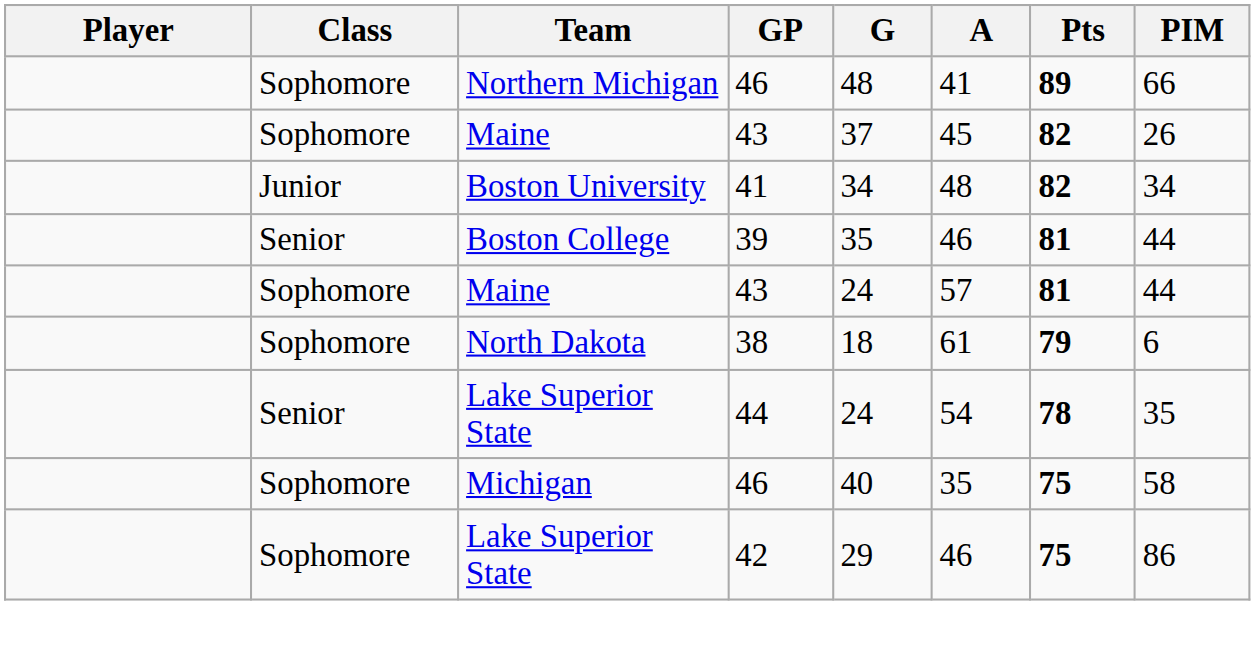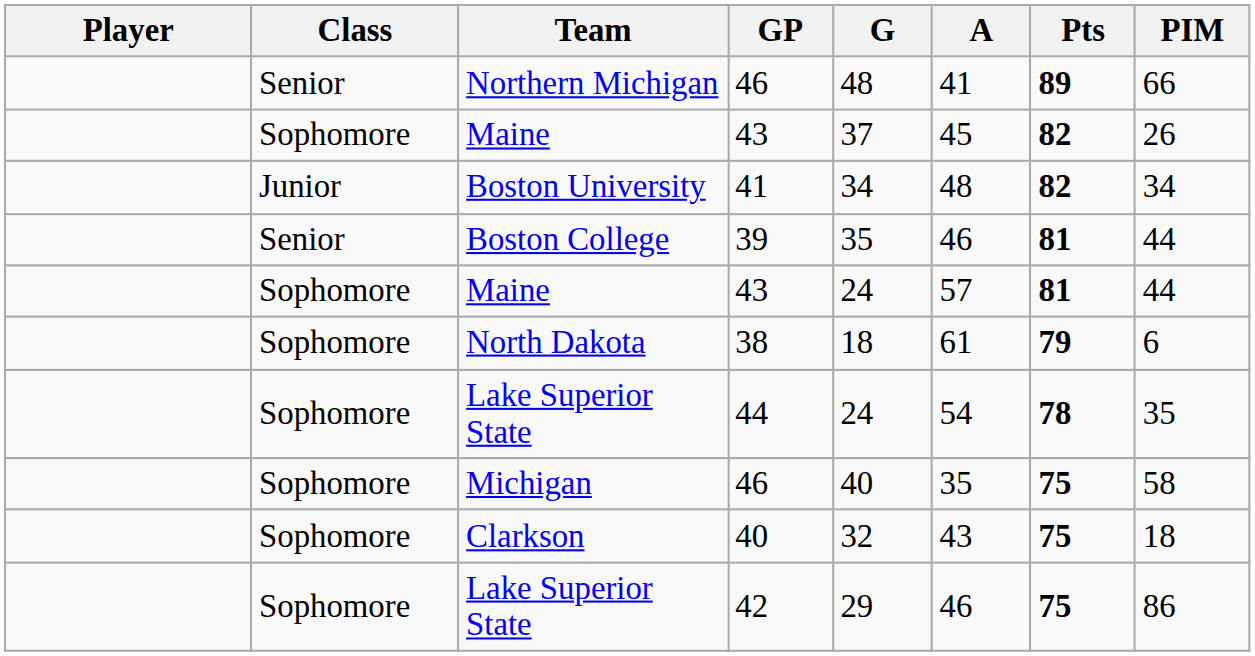(335, 82) Sophomore -> (302, 82) Senior
(302, 413) Senior -> (335, 413) Sophomore
+ row: (525, 535)
